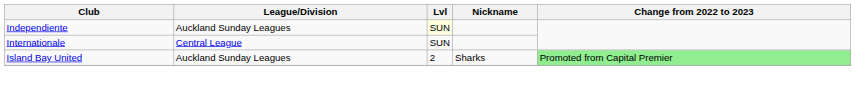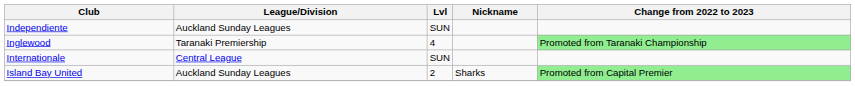(440, 28) lightyellow background -> (440, 28) no background
+ row: (29, 43)
